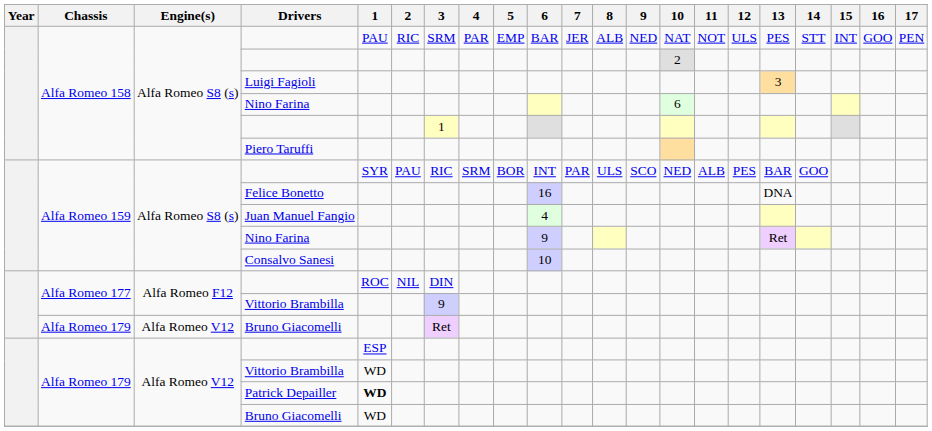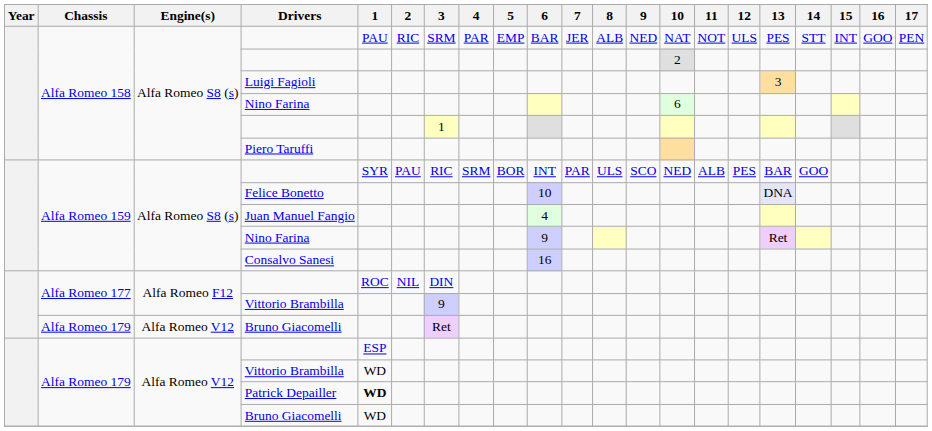(545, 192) 16 -> (545, 192) 10
(778, 192) no background -> (778, 192) lavender background
(545, 259) 10 -> (545, 259) 16
